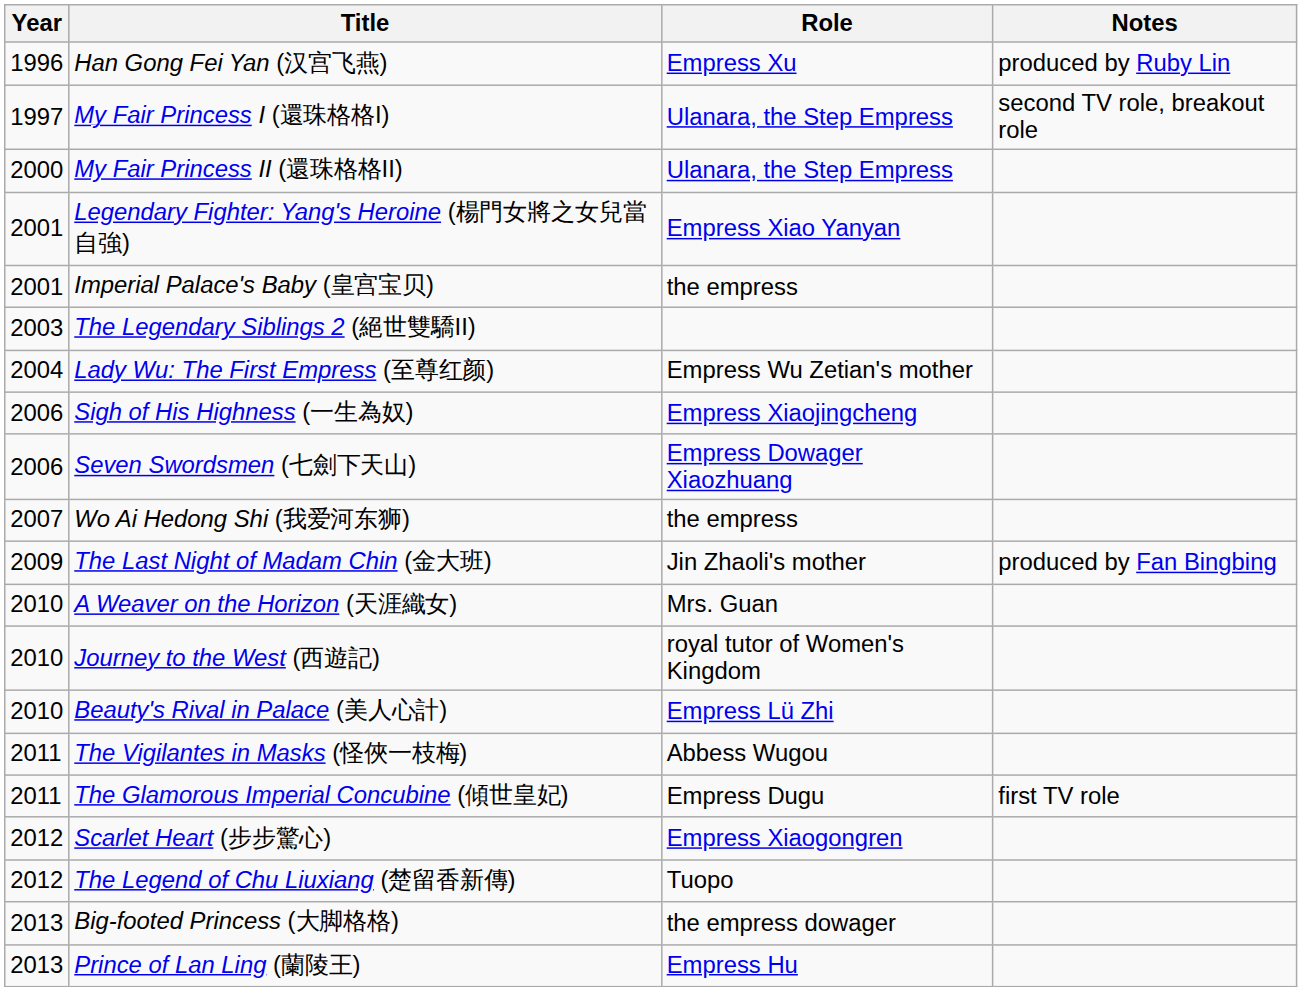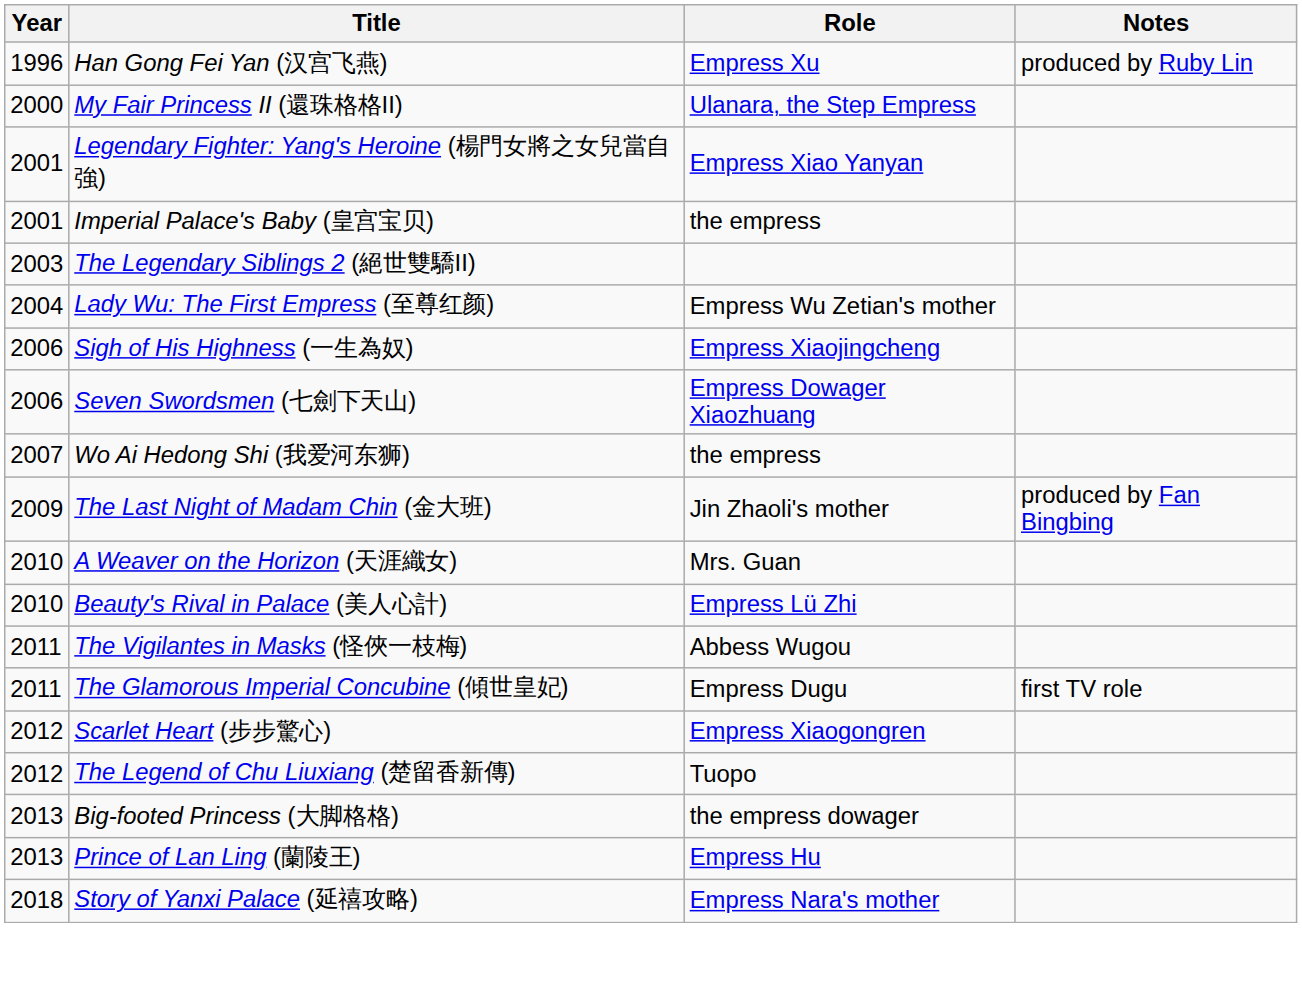- row: (232, 116)
- row: (227, 657)
+ row: (246, 899)
